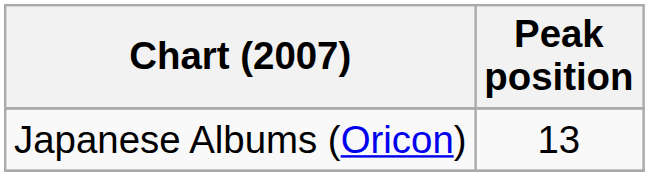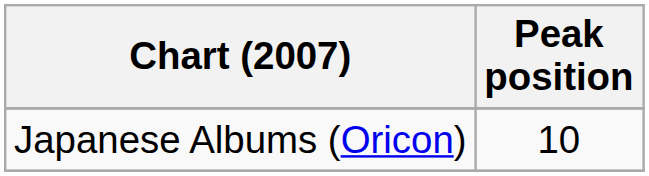(559, 139) 13 -> (559, 139) 10
